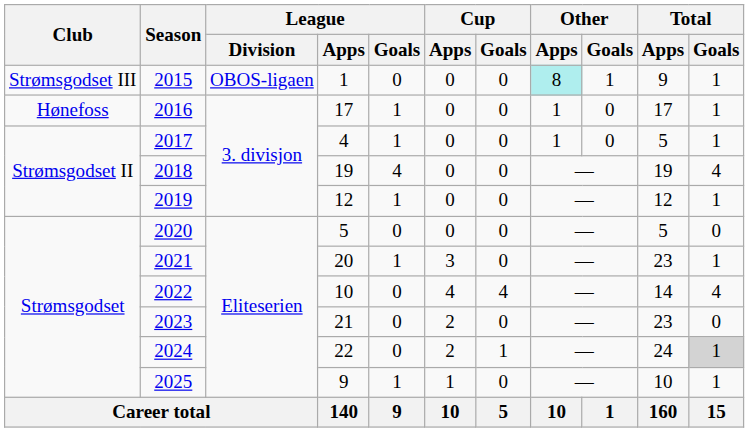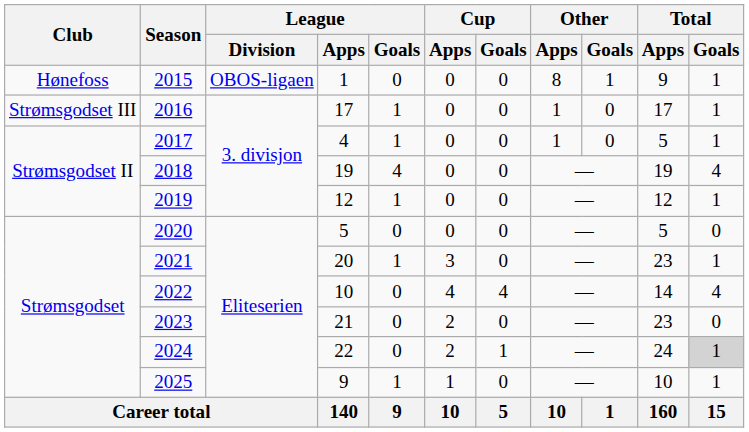(73, 79) Strømsgodset III -> (73, 79) Hønefoss
(557, 79) paleturquoise background -> (557, 79) no background
(73, 110) Hønefoss -> (73, 110) Strømsgodset III
